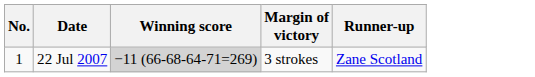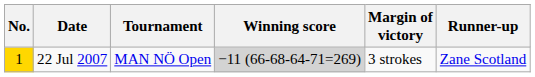+ column: (163, 26)
(19, 59) no background -> (19, 59) gold background
